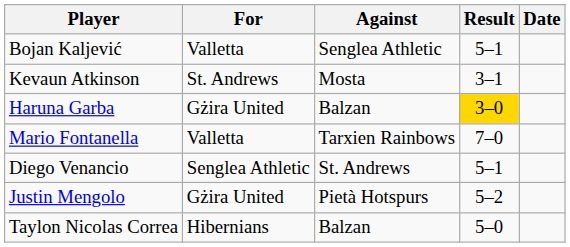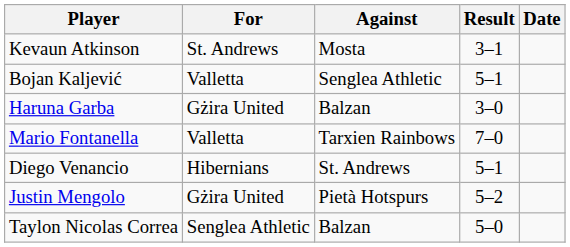rows swapped: (74, 78) <-> (65, 49)
(489, 108) gold background -> (489, 108) no background
(248, 167) Senglea Athletic -> (228, 167) Hibernians
(228, 227) Hibernians -> (248, 227) Senglea Athletic
